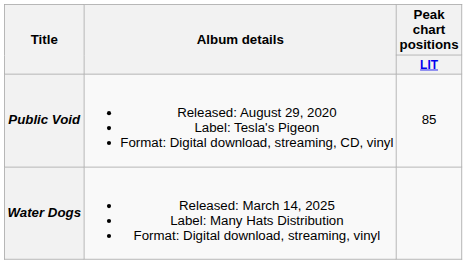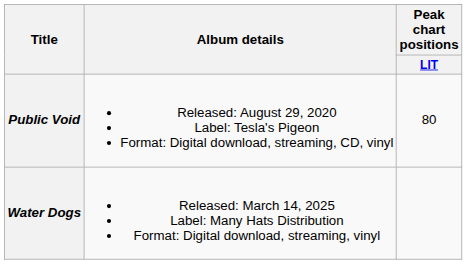(429, 120) 85 -> (429, 120) 80
